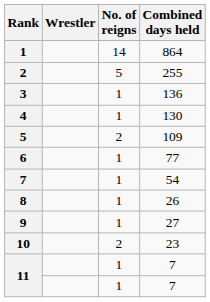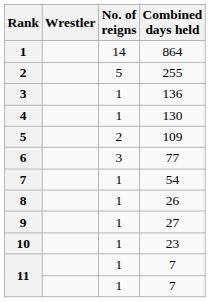(119, 158) 1 -> (119, 158) 3
(119, 243) 2 -> (119, 243) 1
